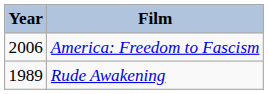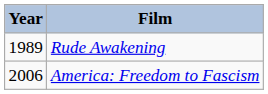rows swapped: (108, 75) <-> (155, 47)
